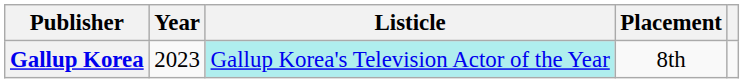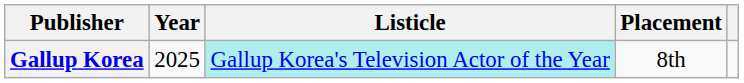(177, 58) 2023 -> (177, 58) 2025
